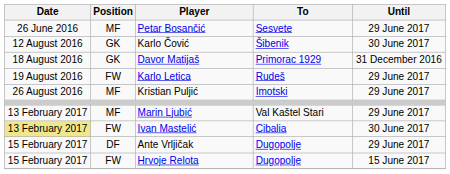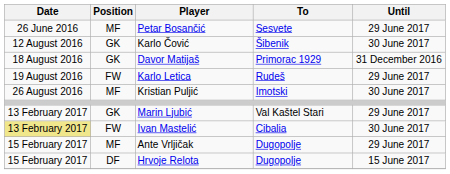(399, 92) 29 June 2017 -> (399, 92) 30 June 2017
(113, 113) MF -> (113, 113) GK
(113, 145) DF -> (113, 145) MF
(113, 161) FW -> (113, 161) DF
